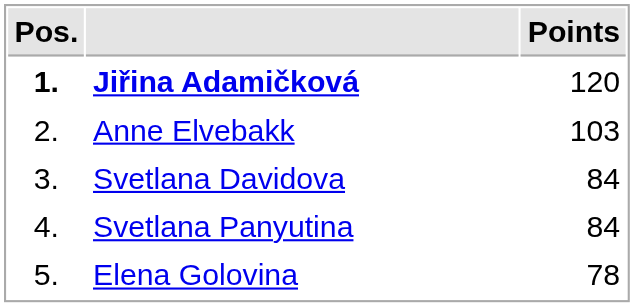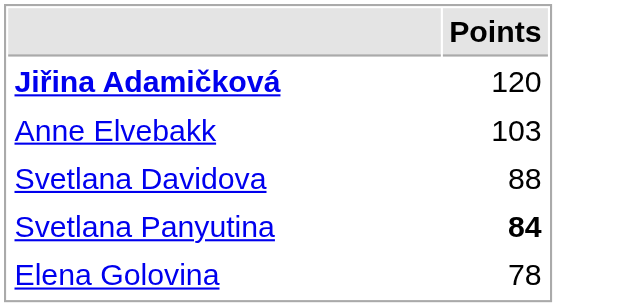- column: (46, 31)
(603, 178) 84 -> (525, 178) 88
(603, 227) normal -> (525, 227) bold
